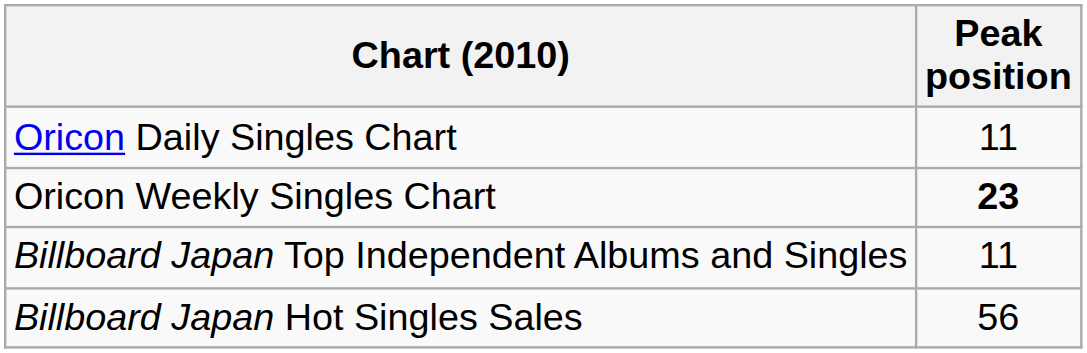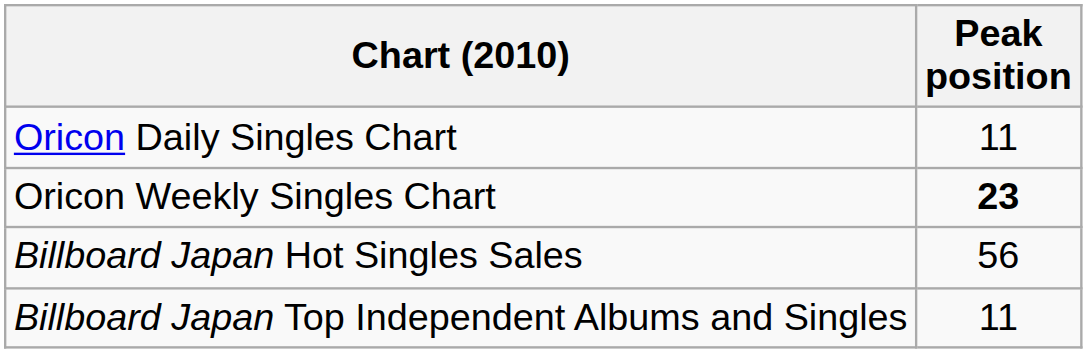rows swapped: (298, 316) <-> (461, 256)
